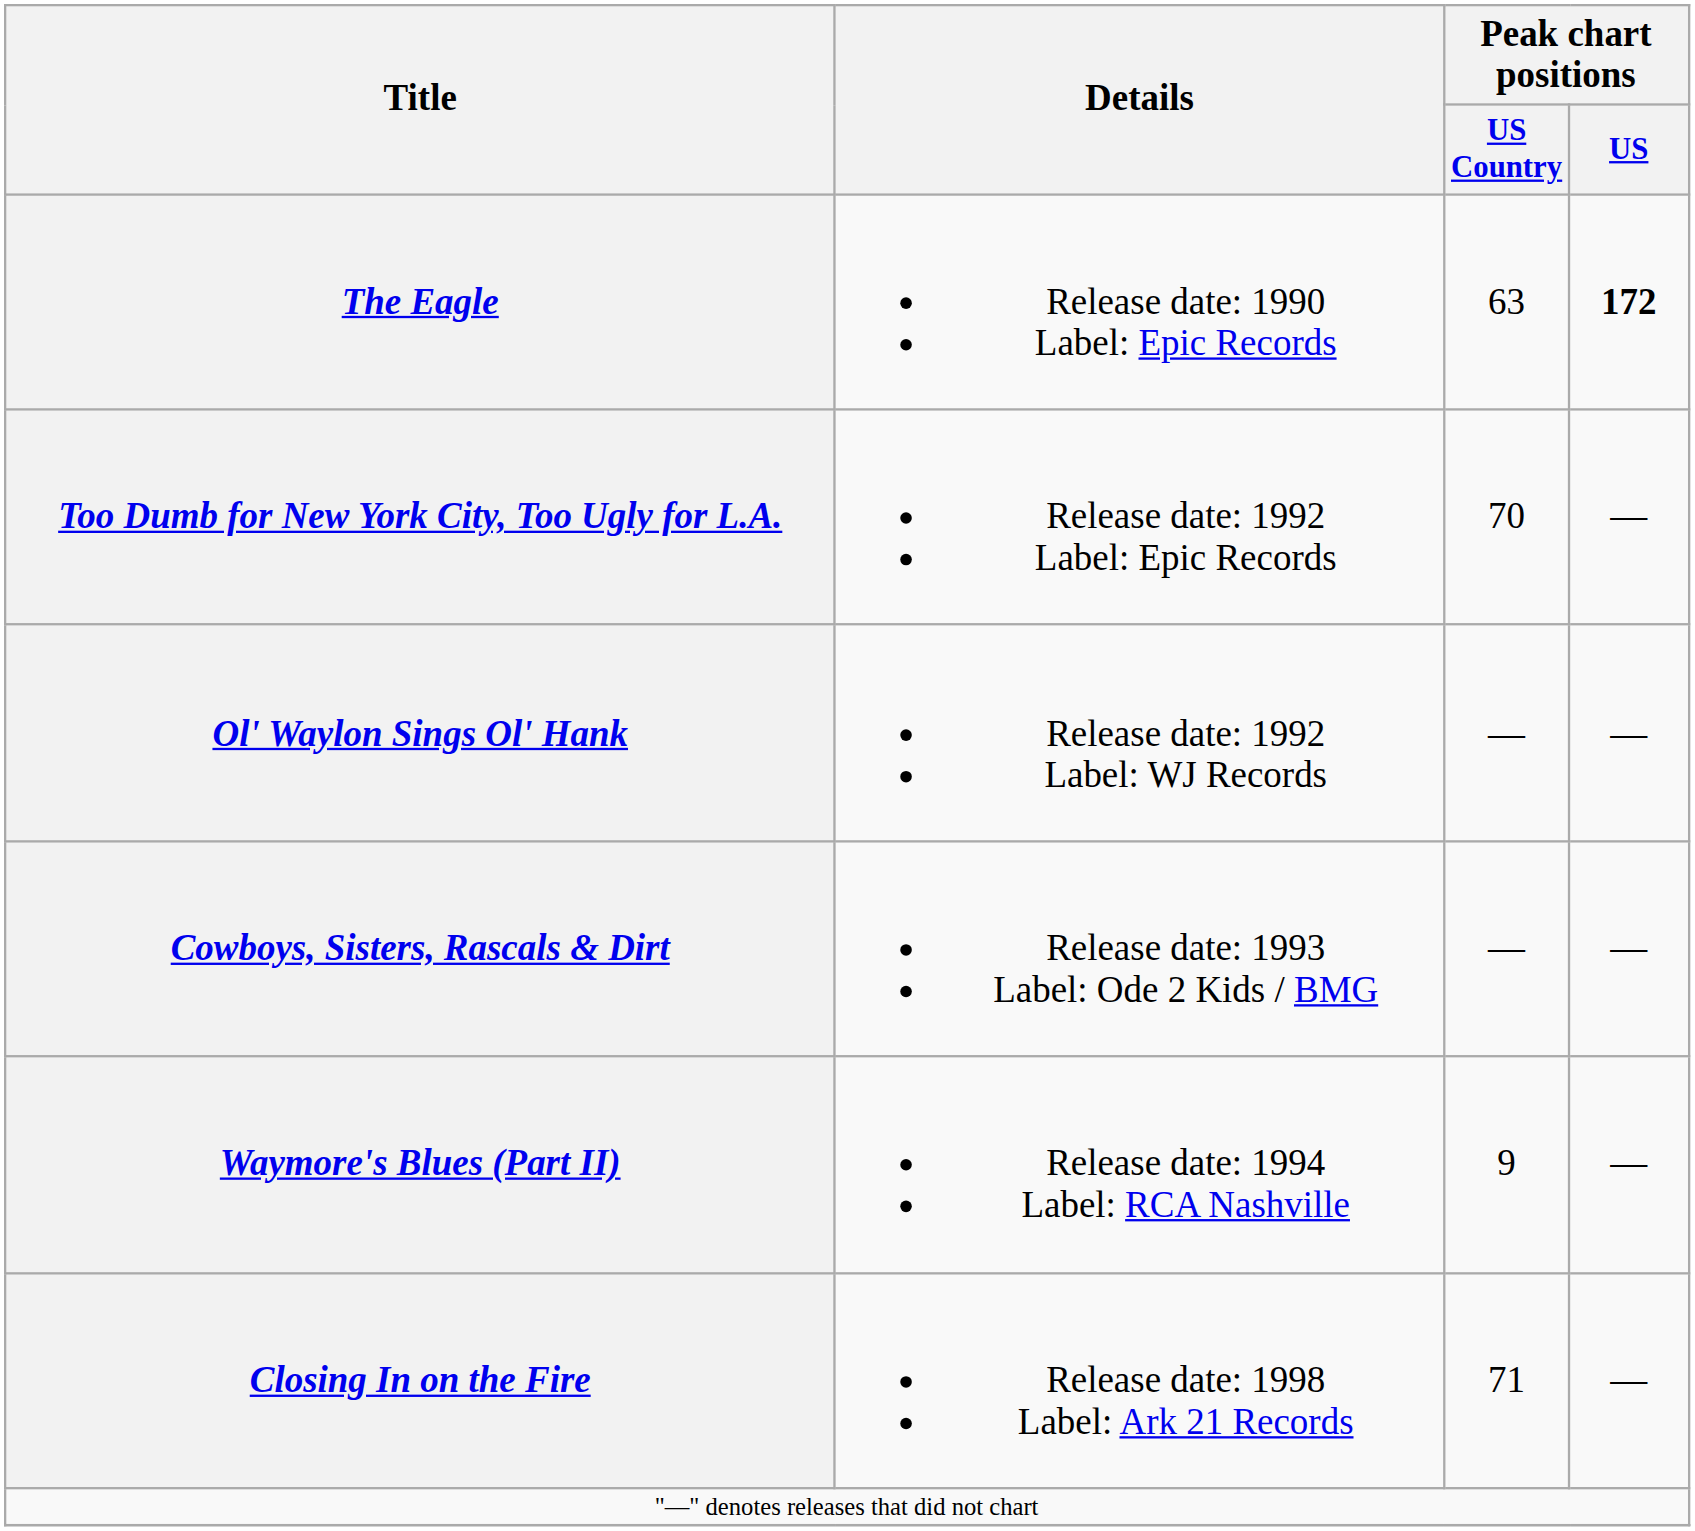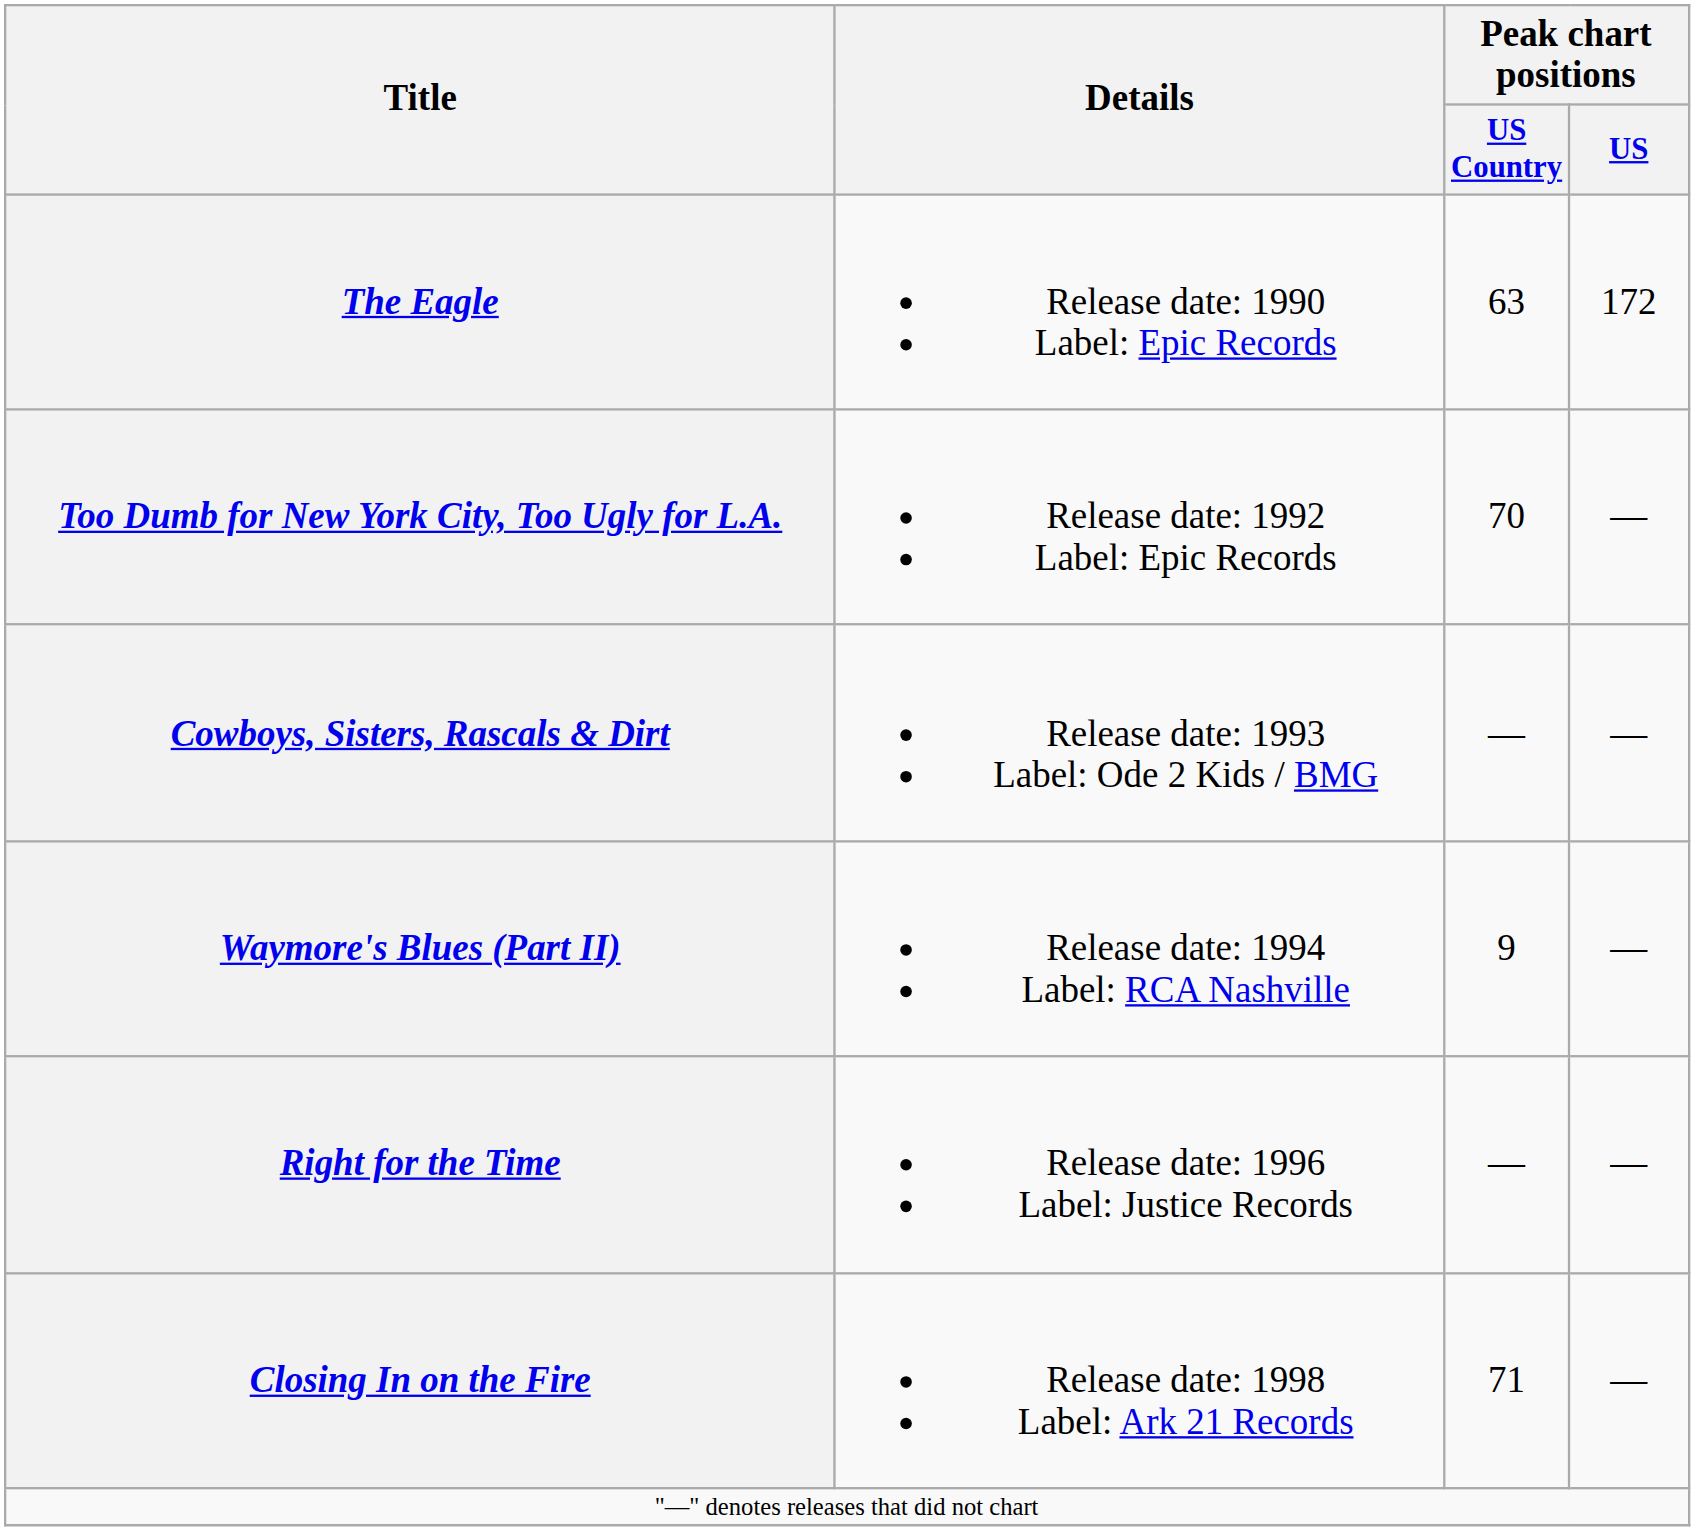(1629, 301) bold -> (1629, 301) normal
- row: (420, 732)
+ row: (420, 1163)
